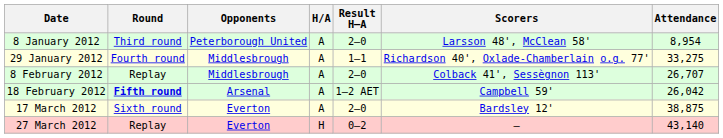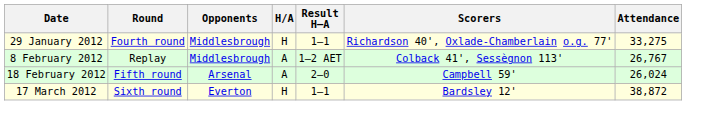- row: (56, 41)
(321, 58) A -> (284, 41) H
(357, 75) 2–0 -> (320, 58) 1–2 AET
(685, 75) 26,707 -> (648, 58) 26,767
(148, 92) bold -> (148, 75) normal
(357, 92) 1–2 AET -> (320, 75) 2–0
(685, 92) 26,042 -> (648, 75) 26,024
(321, 108) A -> (284, 92) H
(357, 108) 2–0 -> (320, 92) 1–1
(685, 108) 38,875 -> (648, 92) 38,872
- row: (56, 125)
